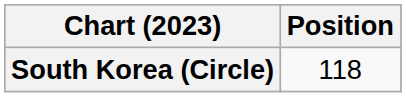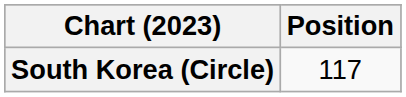(340, 69) 118 -> (340, 69) 117
